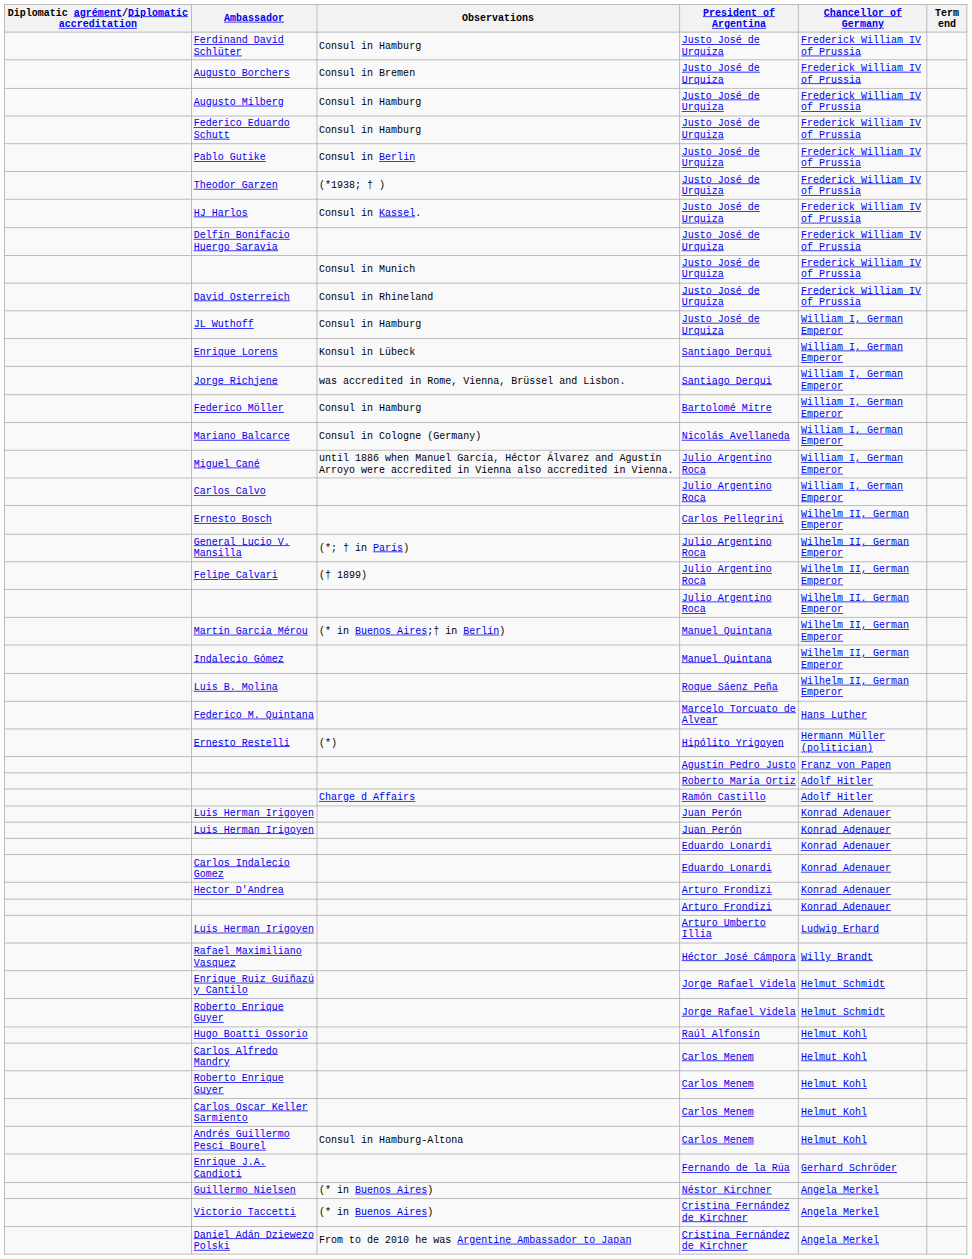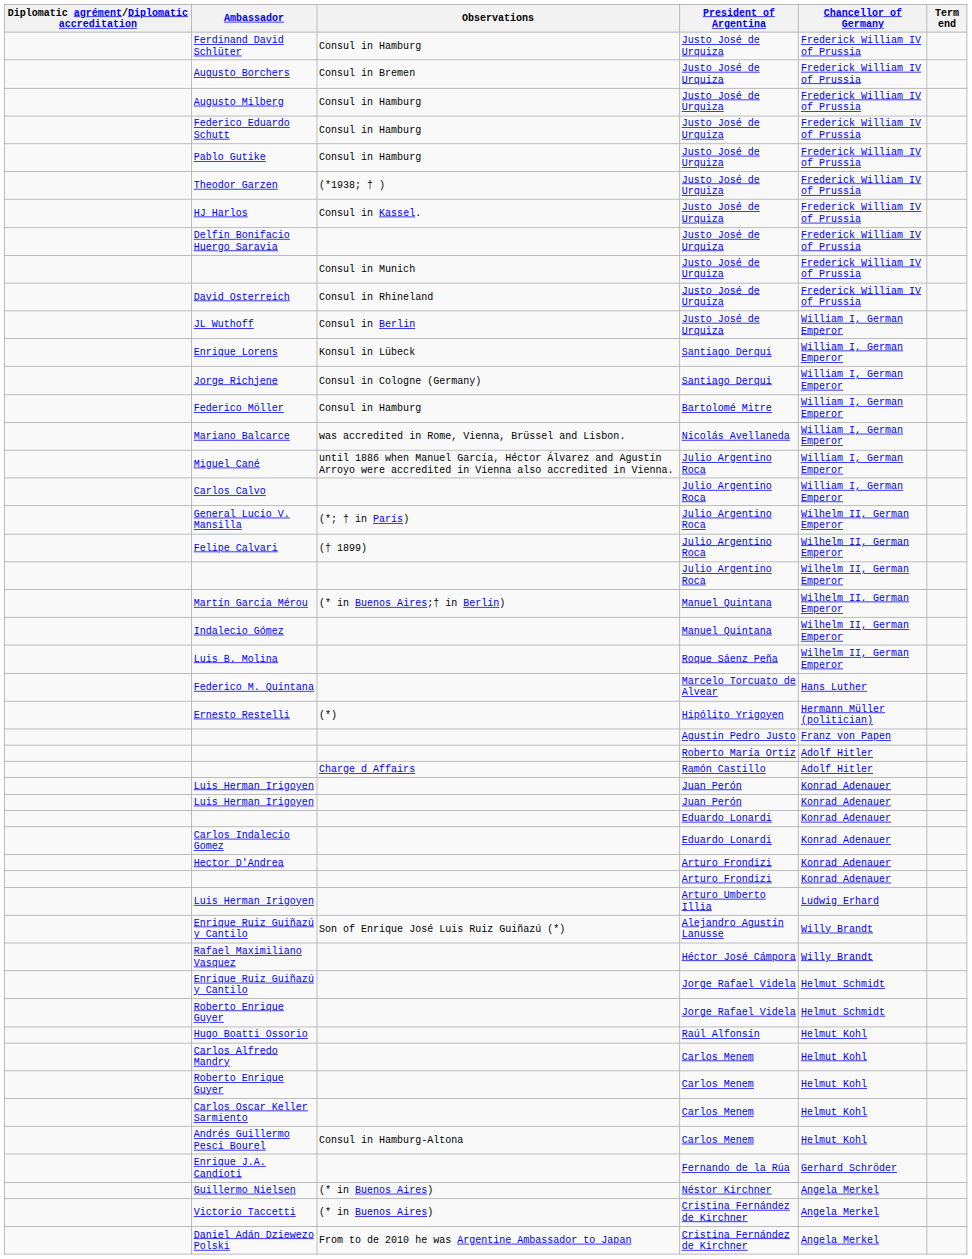(367, 158) Consul in Berlin -> (370, 158) Consul in Hamburg
(370, 325) Consul in Hamburg -> (367, 325) Consul in Berlin
(472, 381) was accredited in Rome, Vienna, Brüssel and Lisbon. -> (400, 381) Consul in Cologne (Germany)
(400, 436) Consul in Cologne (Germany) -> (472, 436) was accredited in Rome, Vienna, Brüssel and Lisbon.
- row: (233, 520)
+ row: (254, 929)
